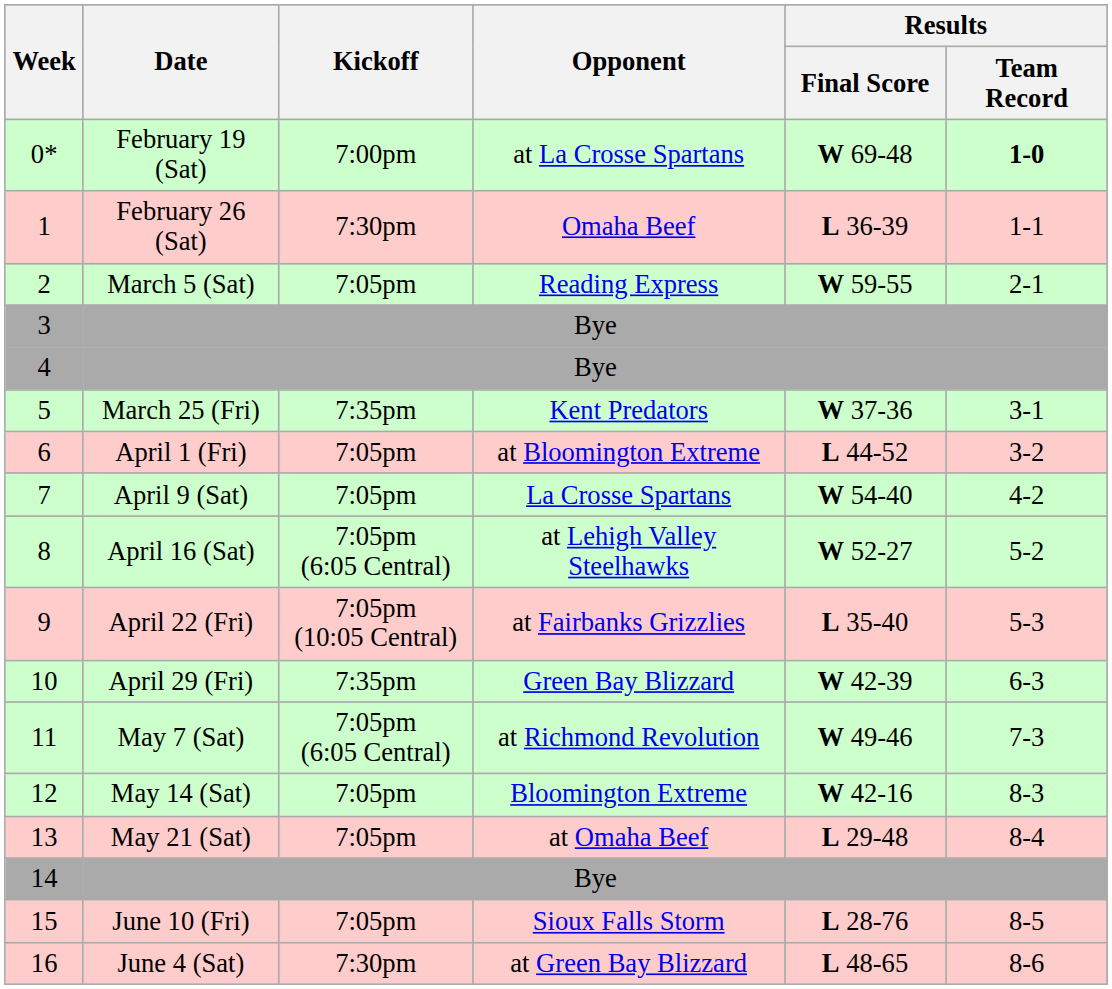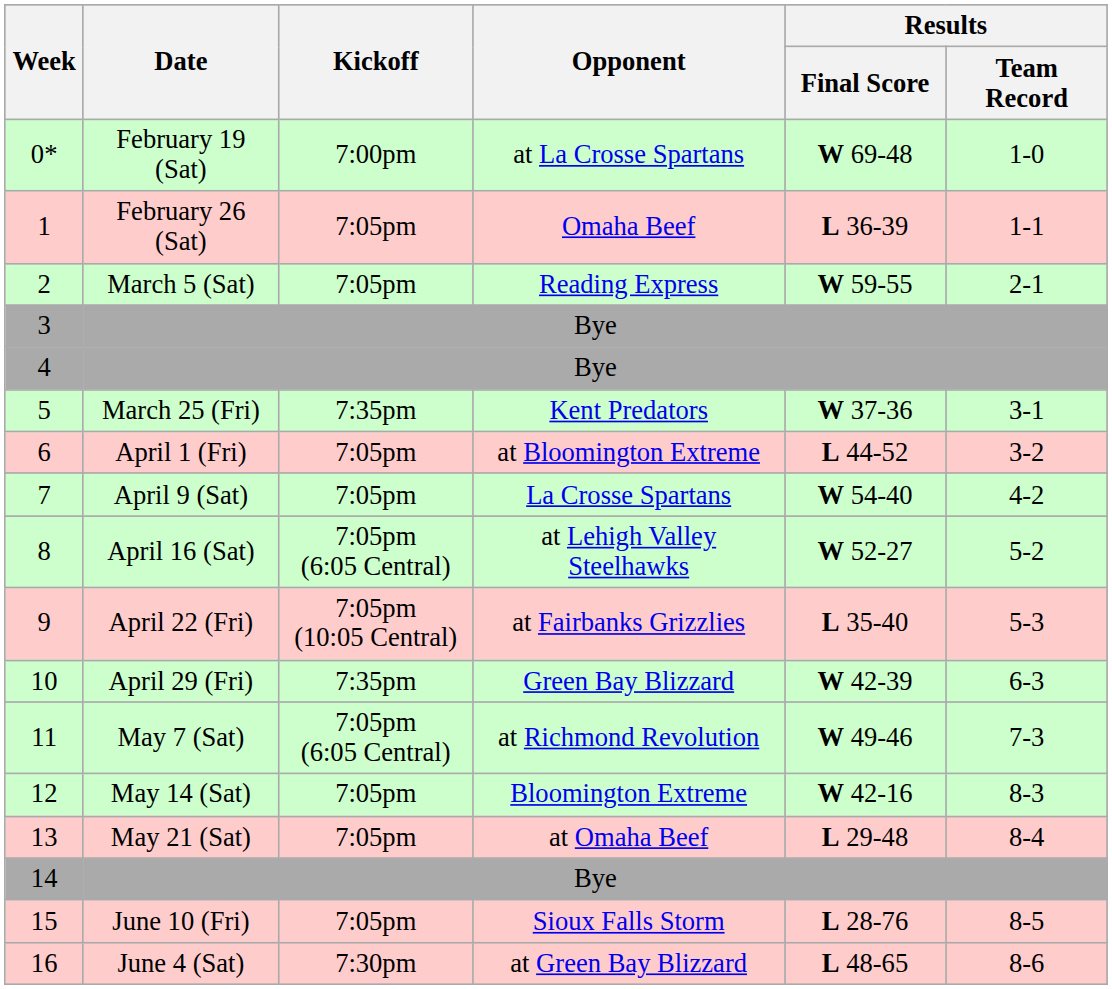(1027, 154) bold -> (1027, 154) normal
(376, 226) 7:30pm -> (376, 226) 7:05pm
